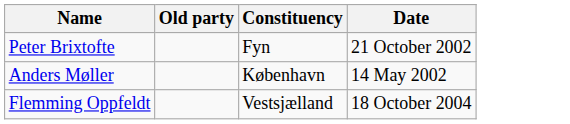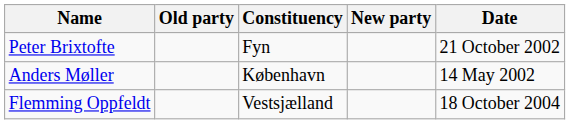+ column: (391, 18)
